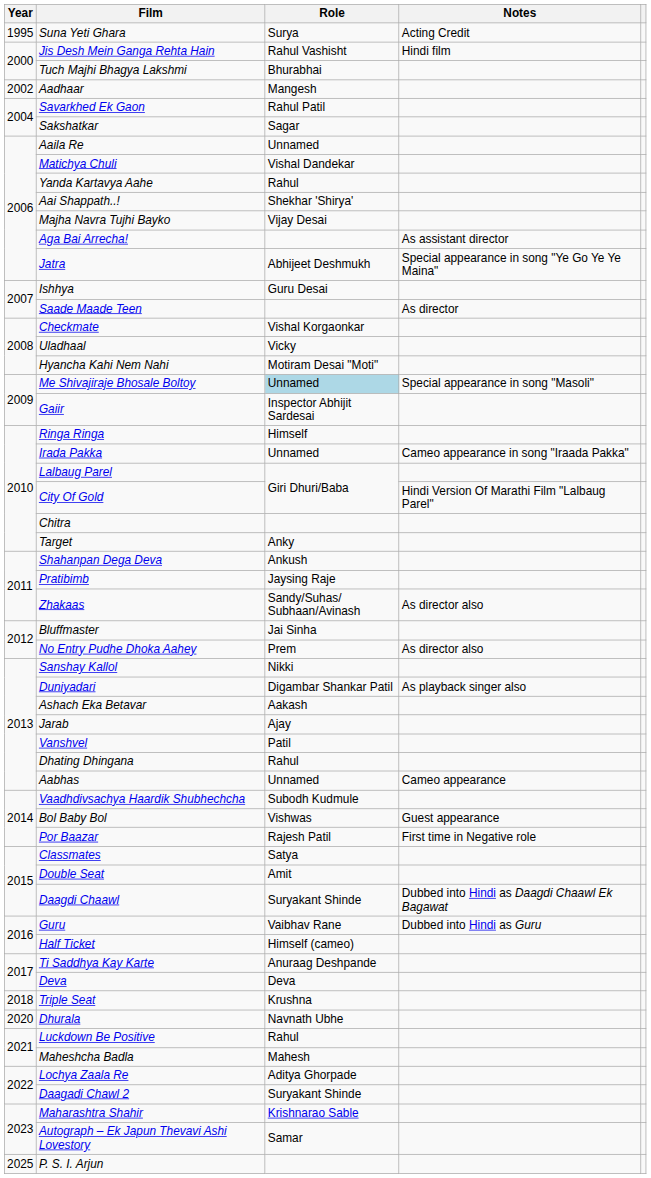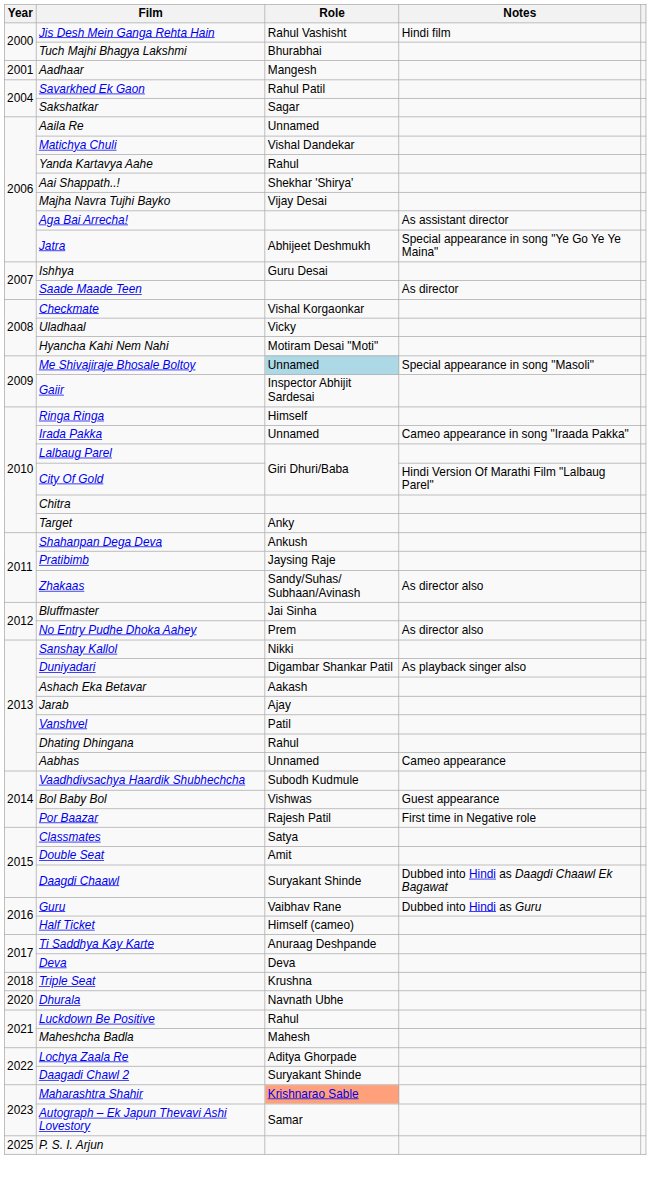- row: (82, 32)
(20, 88) 2002 -> (20, 70) 2001
(313, 1113) no background -> (313, 1094) lightsalmon background
